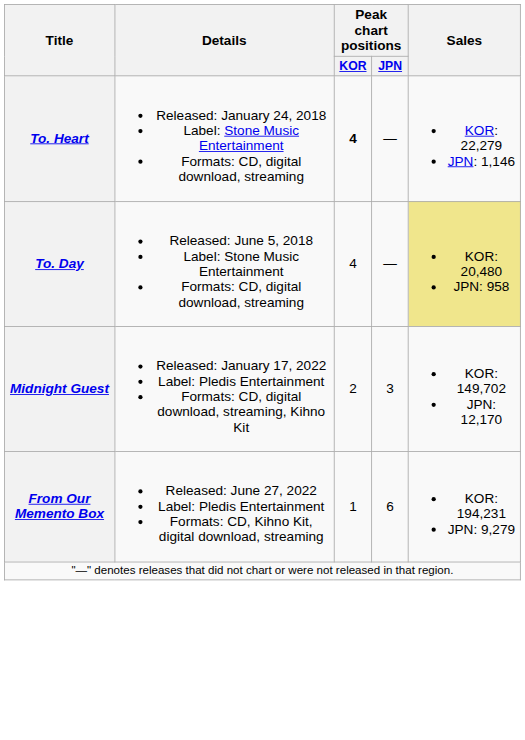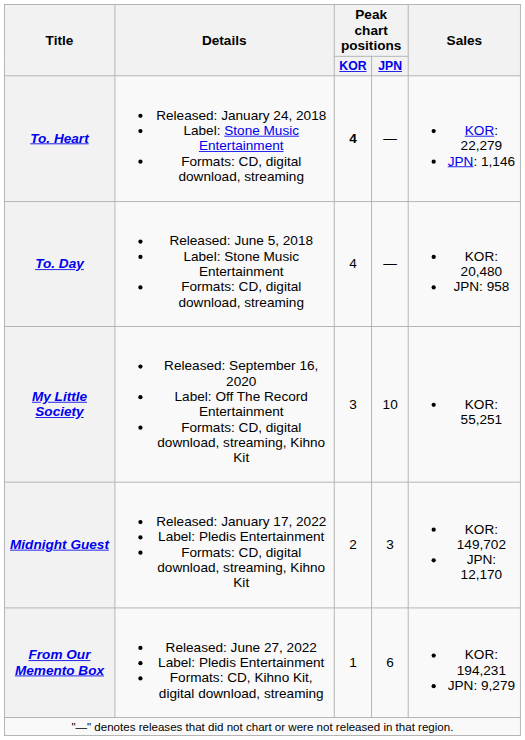(464, 271) khaki background -> (464, 271) no background
+ row: (59, 404)
